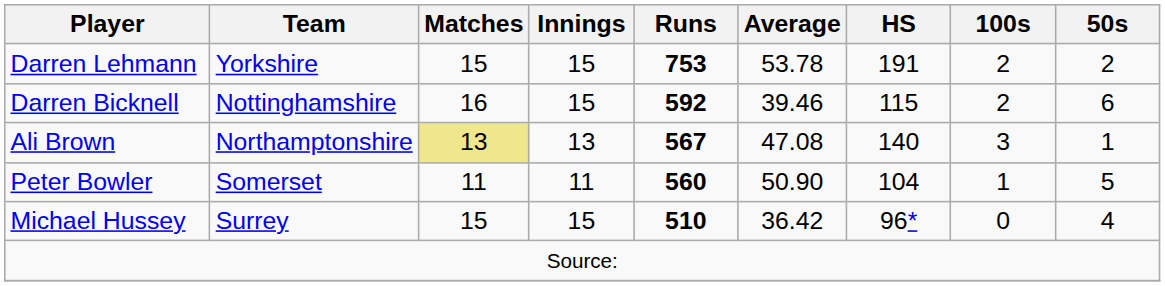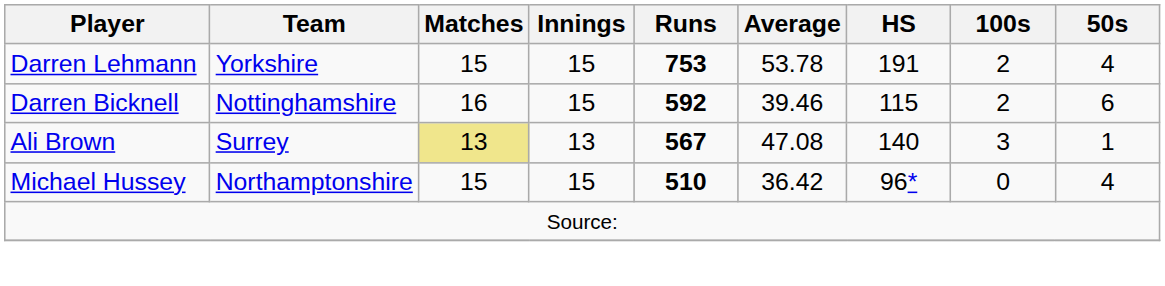(1108, 63) 2 -> (1108, 63) 4
(314, 142) Northamptonshire -> (252, 142) Surrey
- row: (81, 181)
(252, 220) Surrey -> (314, 181) Northamptonshire
